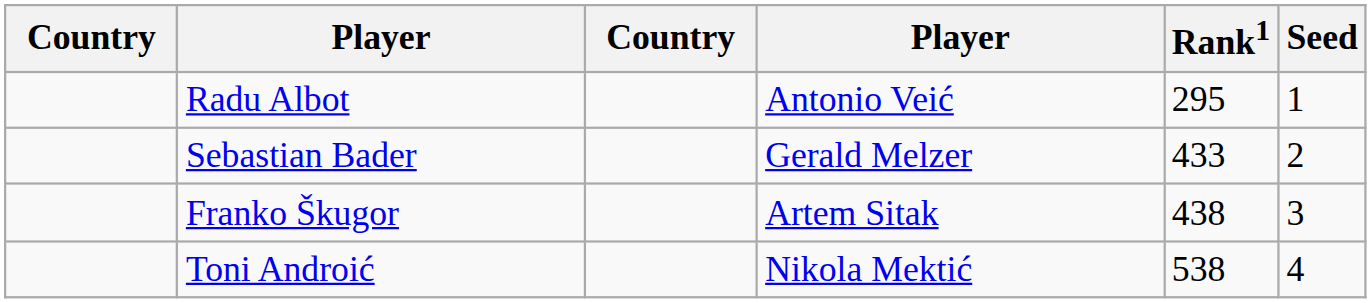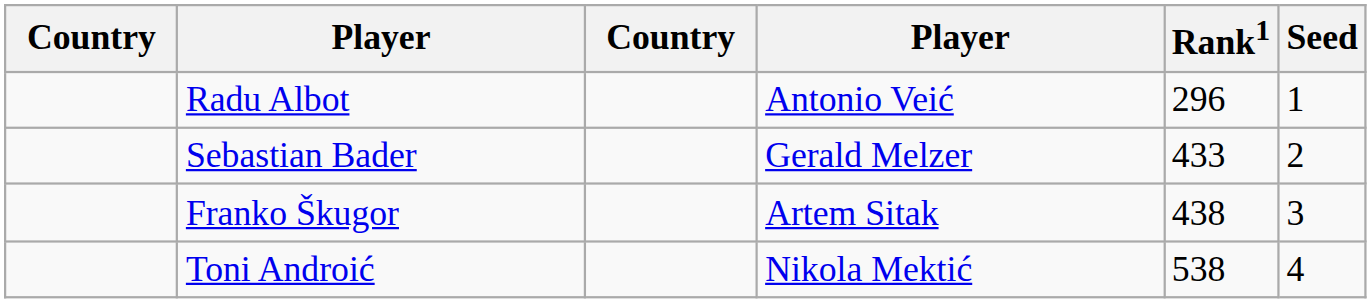(1199, 99) 295 -> (1199, 99) 296
